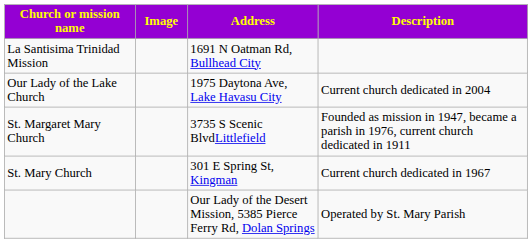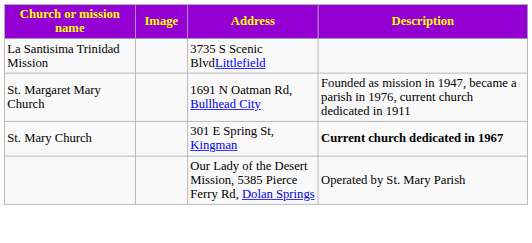(241, 55) 1691 N Oatman Rd, Bullhead City -> (228, 55) 3735 S Scenic BlvdLittlefield
- row: (62, 90)
(228, 131) 3735 S Scenic BlvdLittlefield -> (241, 97) 1691 N Oatman Rd, Bullhead City
(406, 172) normal -> (412, 138) bold
